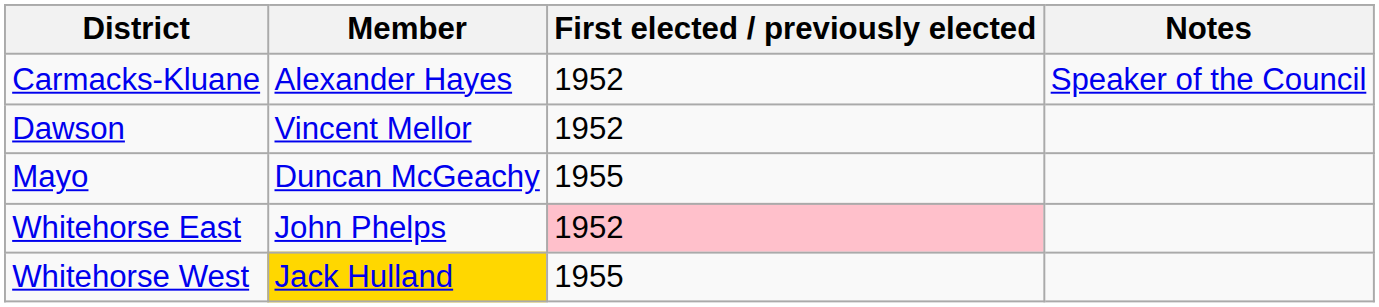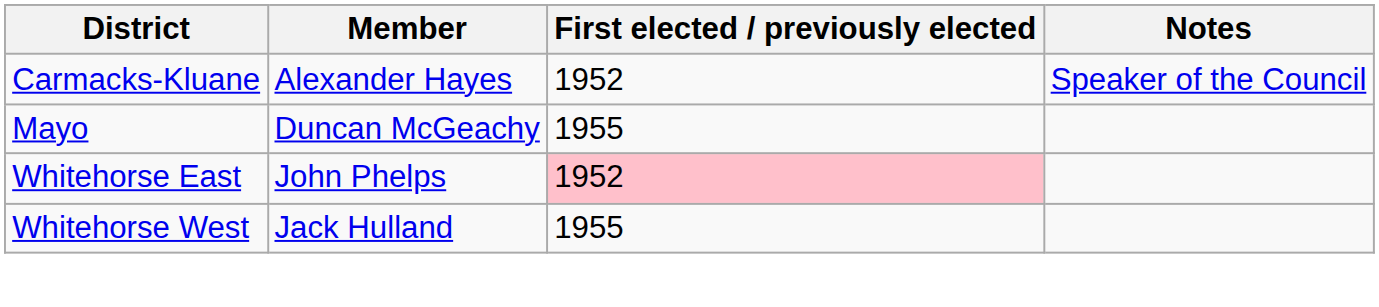- row: (69, 128)
(364, 276) gold background -> (364, 227) no background
